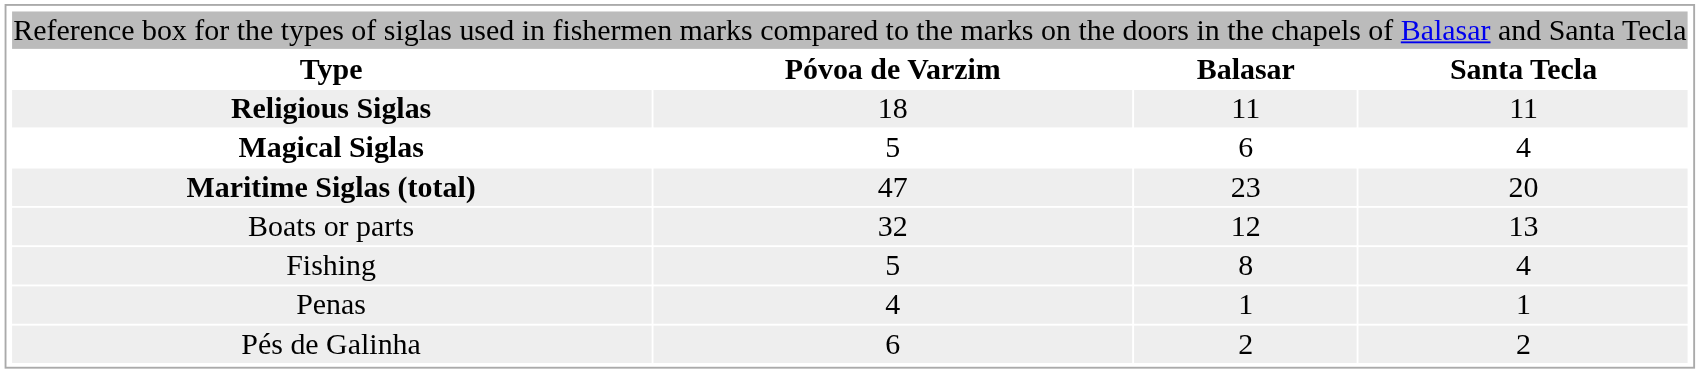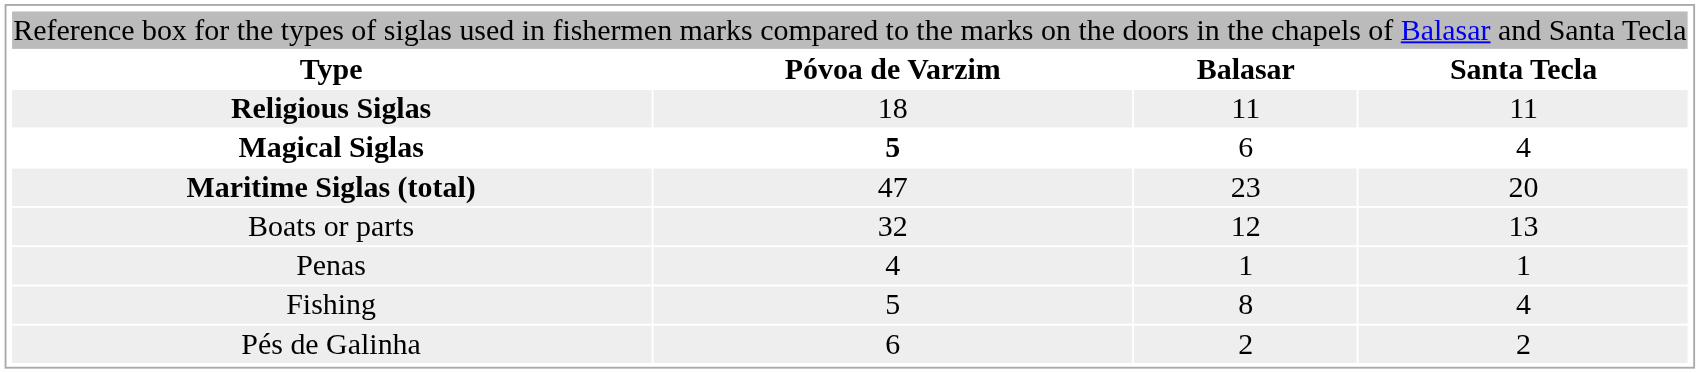(893, 146) normal -> (893, 146) bold
rows swapped: (331, 264) <-> (331, 303)
